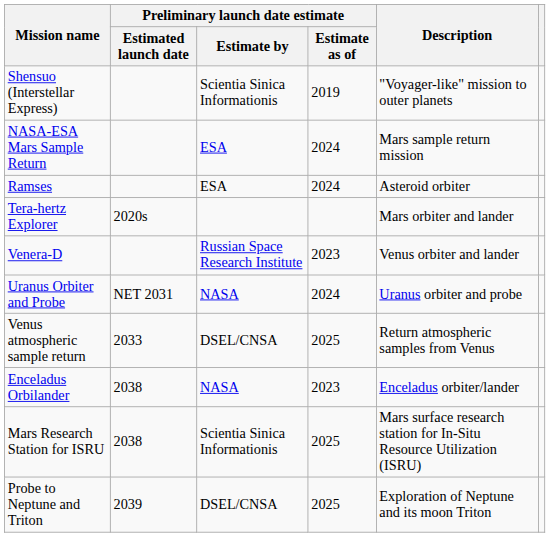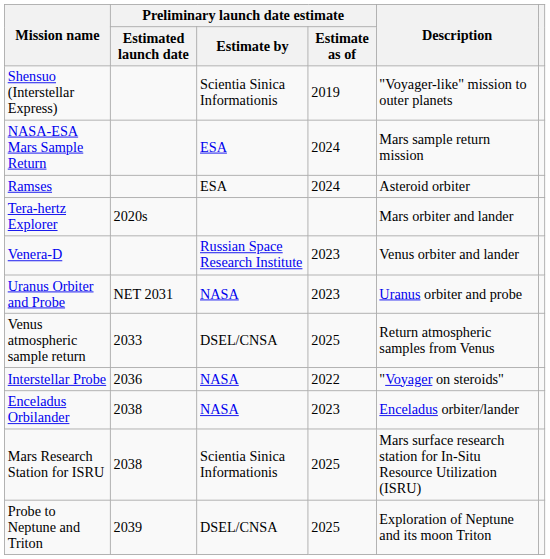(326, 294) 2024 -> (326, 294) 2023
+ row: (57, 379)
